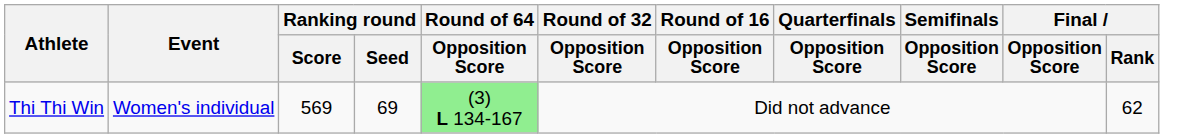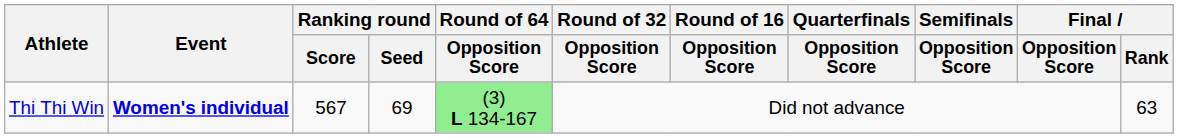(194, 108) normal -> (201, 108) bold
(317, 108) 569 -> (331, 108) 567
(1132, 108) 62 -> (1147, 108) 63
